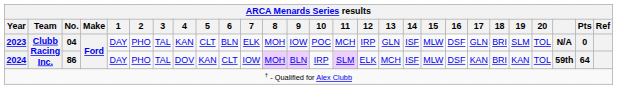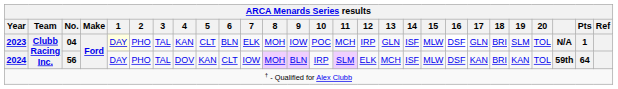(118, 42) no background -> (118, 42) lightyellow background
(585, 42) 0 -> (585, 42) 1
(72, 60) 86 -> (72, 60) 56
